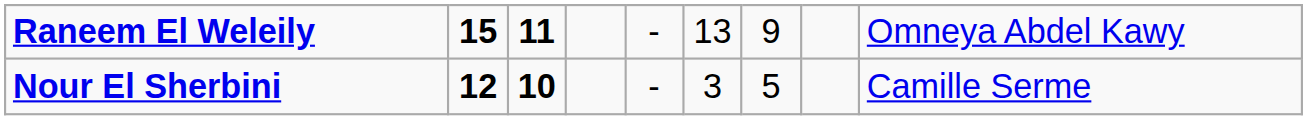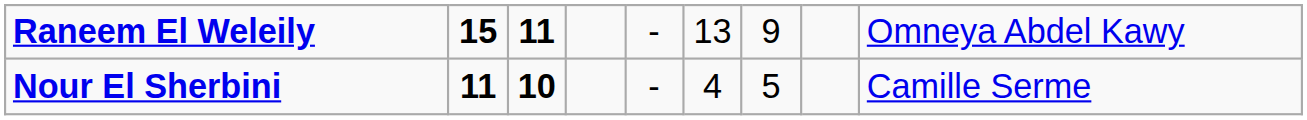(478, 85) 12 -> (478, 85) 11
(712, 85) 3 -> (712, 85) 4
